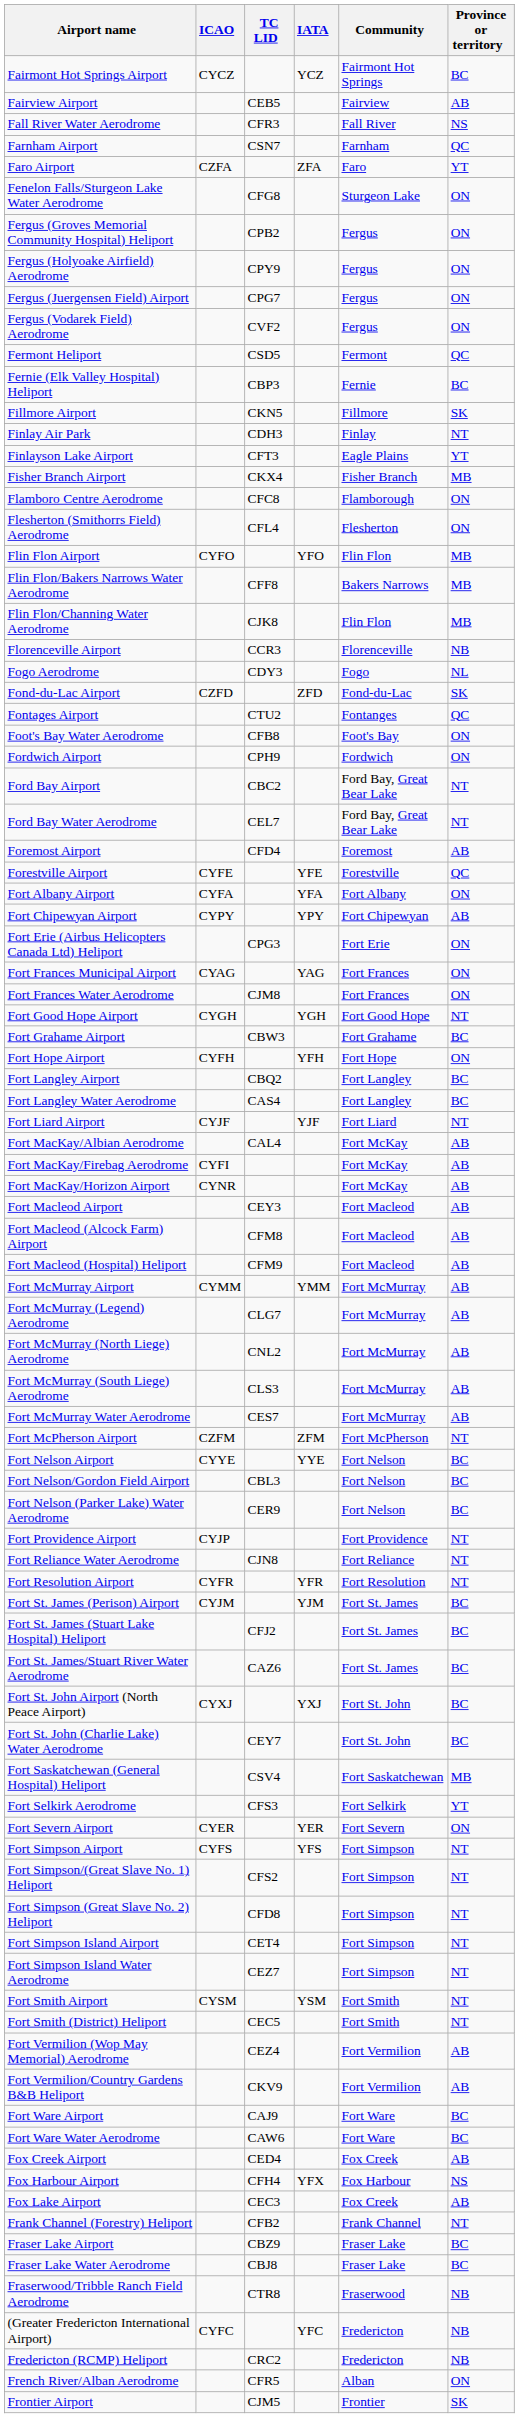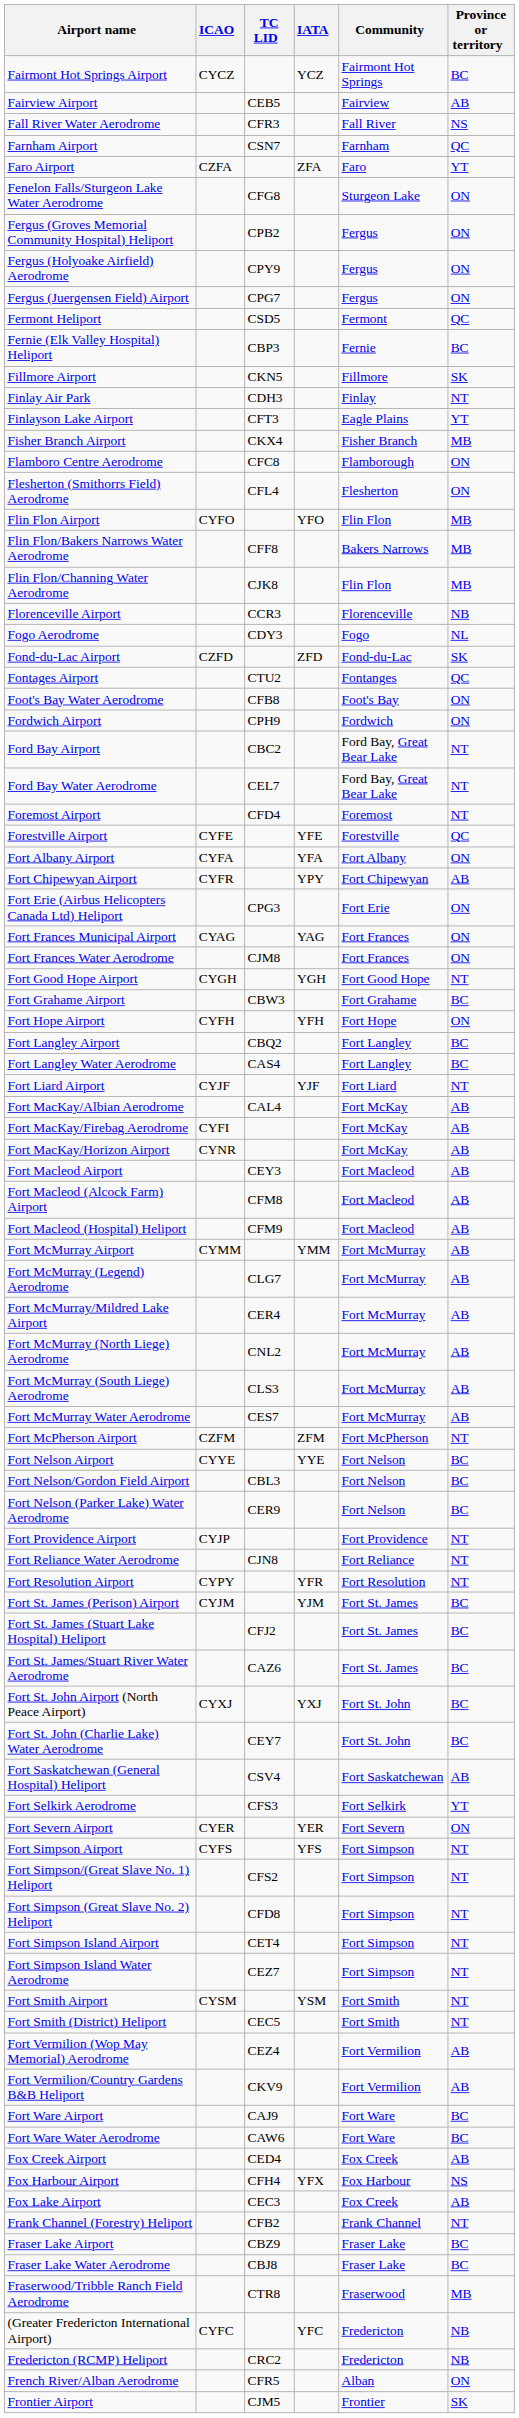- row: (70, 326)
(460, 851) AB -> (460, 814) NT
(217, 915) CYPY -> (216, 878) CYFR
+ row: (88, 1315)
(216, 1581) CYFR -> (217, 1581) CYPY
(461, 1777) MB -> (460, 1777) AB
(460, 2294) NB -> (461, 2294) MB
